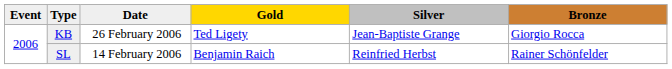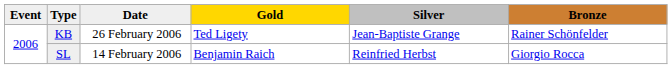(548, 34) Giorgio Rocca -> (560, 34) Rainer Schönfelder
(560, 53) Rainer Schönfelder -> (548, 53) Giorgio Rocca
